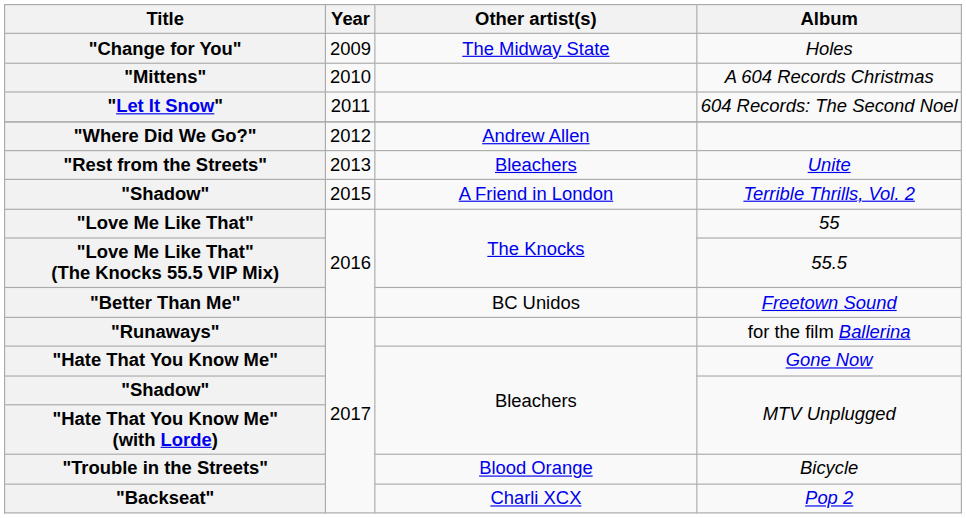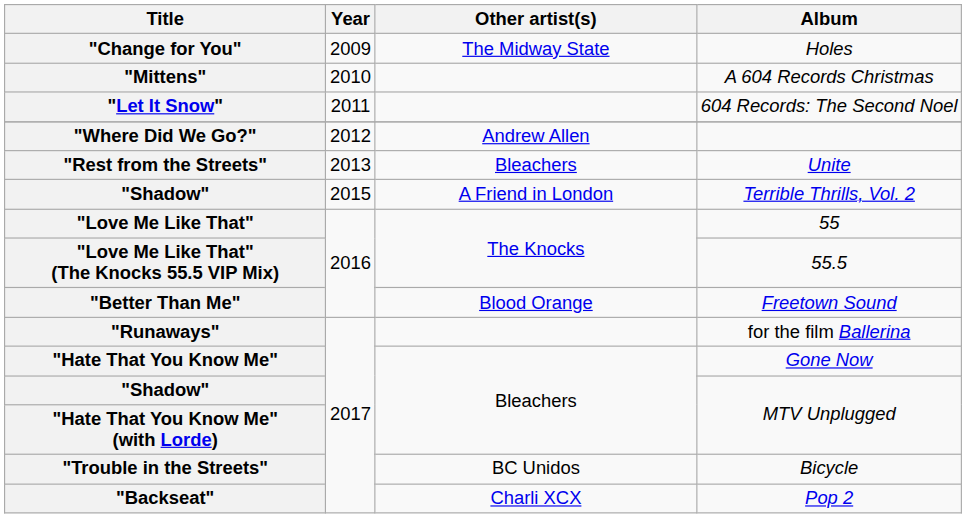(536, 302) BC Unidos -> (536, 302) Blood Orange
(536, 469) Blood Orange -> (536, 469) BC Unidos
